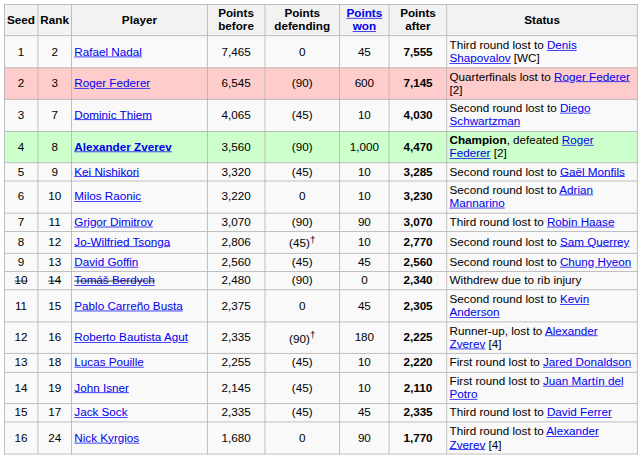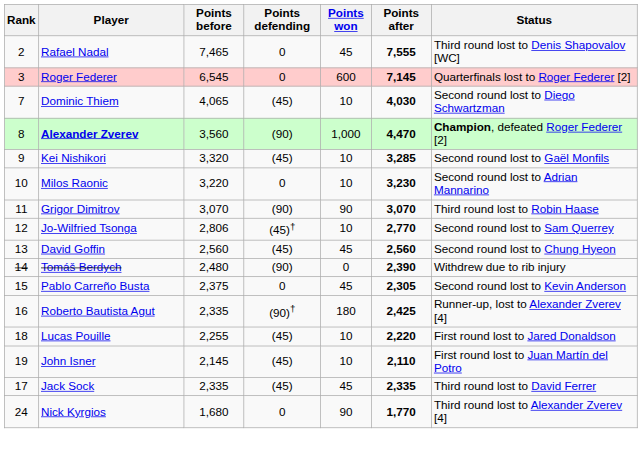- column: (21, 20)
(302, 83) (90) -> (282, 77) 0
(418, 280) 2,340 -> (401, 267) 2,390
(418, 337) 2,225 -> (401, 311) 2,425
